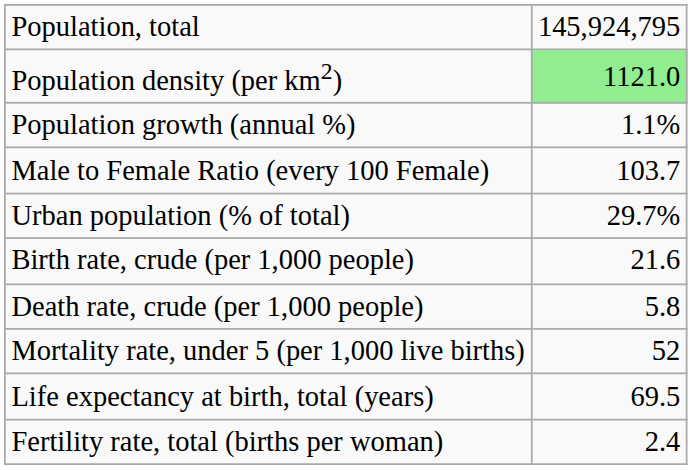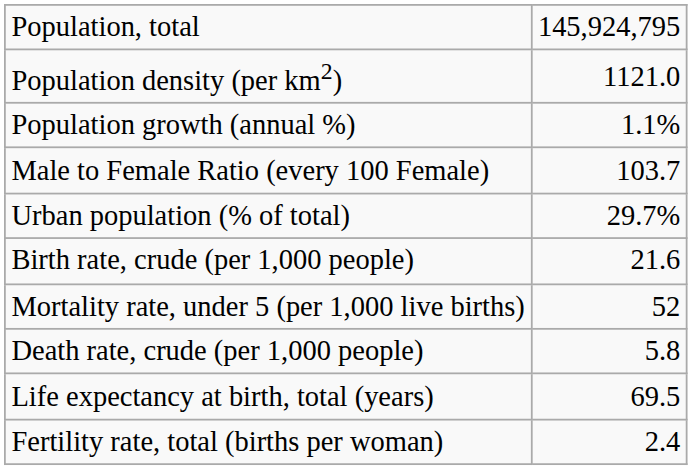(642, 76) lightgreen background -> (642, 76) no background
rows swapped: (217, 305) <-> (268, 350)
